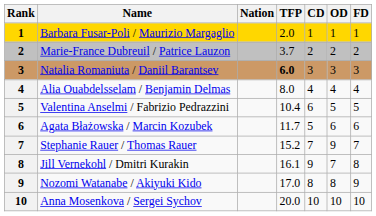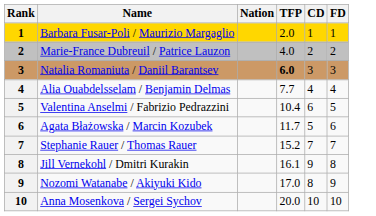- column: (339, 13)
(287, 51) 3.7 -> (287, 51) 4.0
(287, 88) 8.0 -> (287, 88) 7.7
